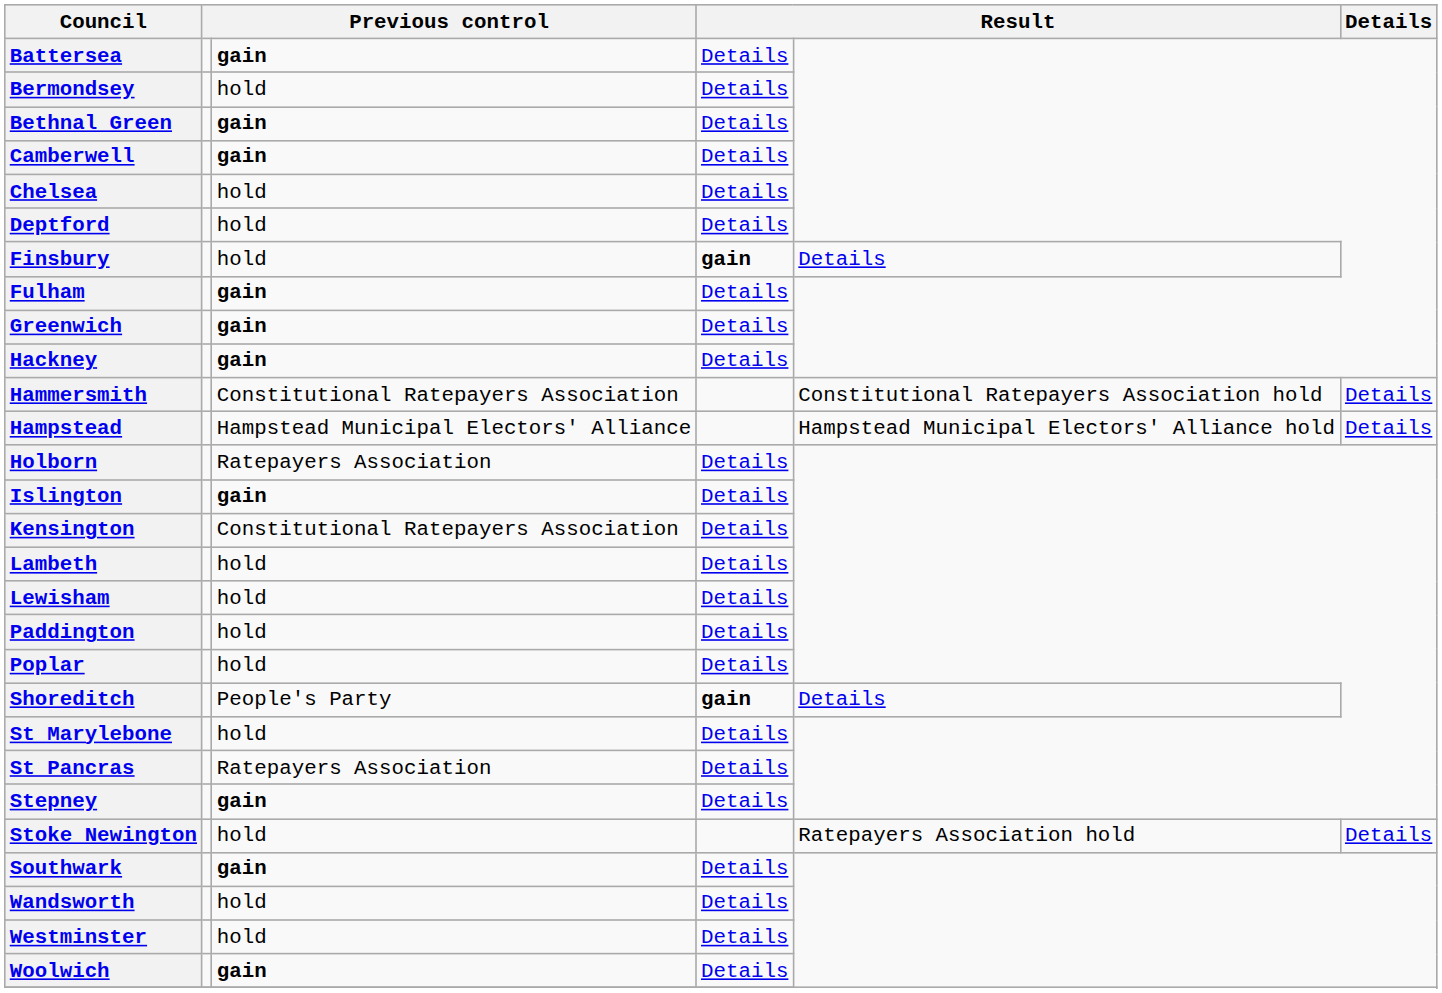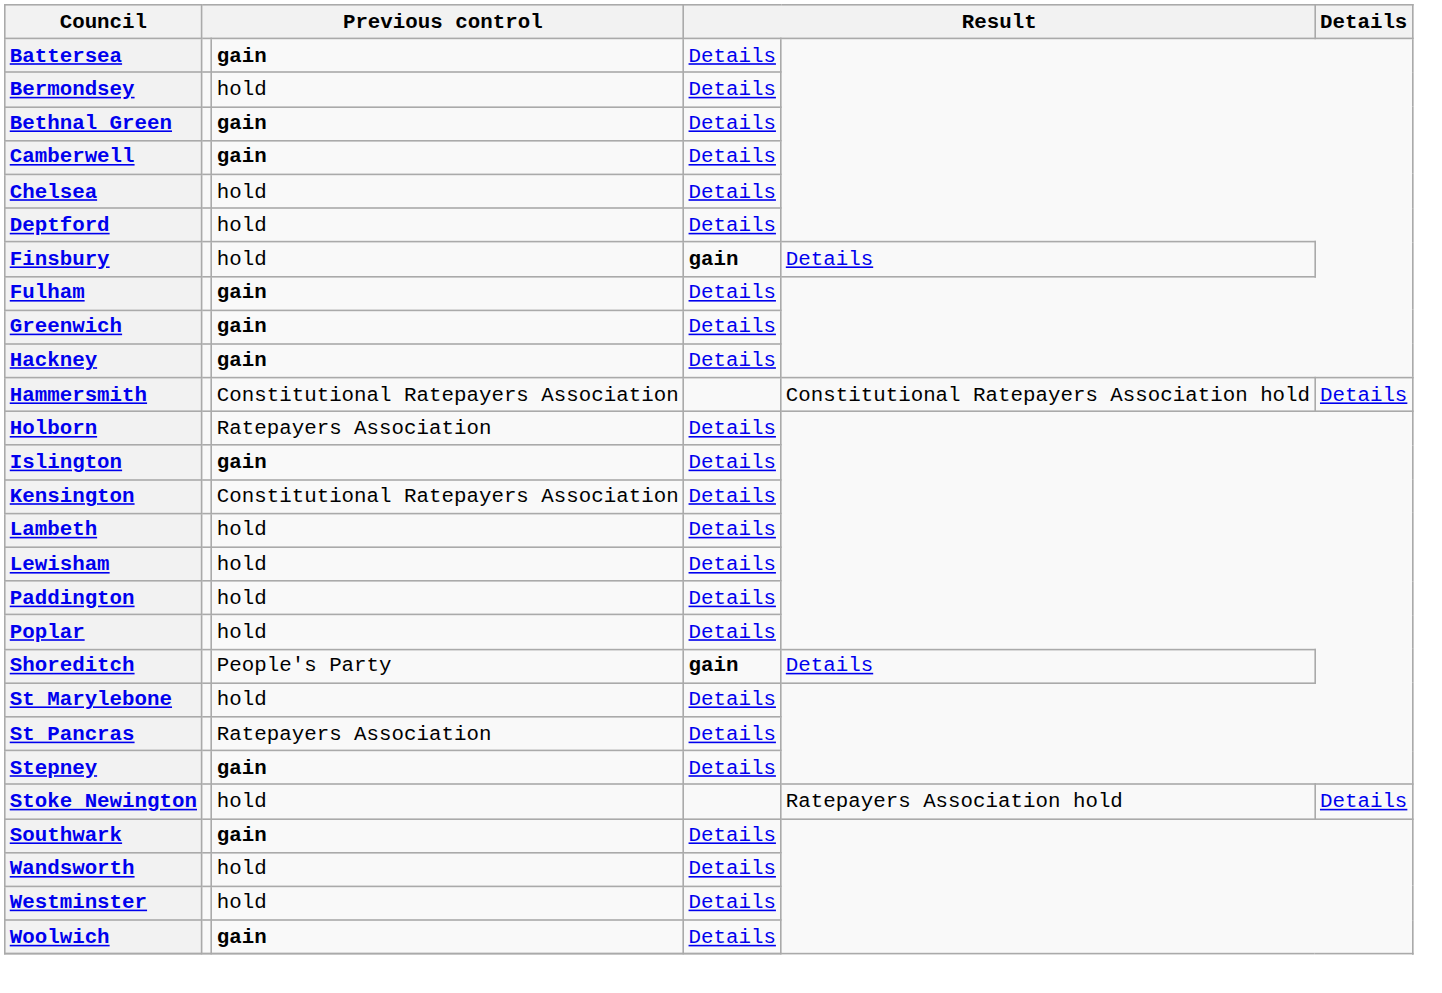- row: (66, 429)
